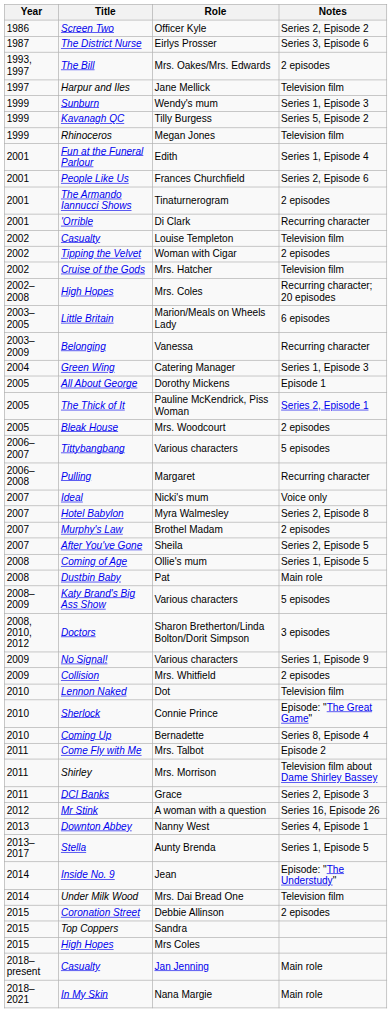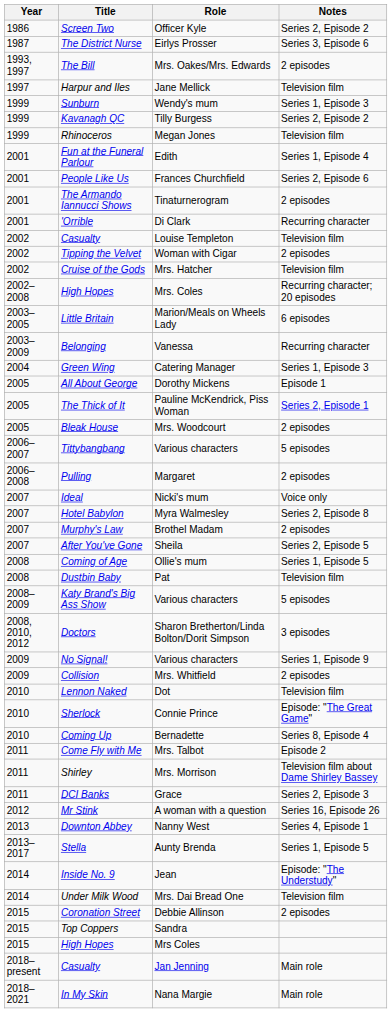(325, 119) Series 5, Episode 2 -> (325, 119) Series 2, Episode 2
(325, 476) Recurring character -> (305, 476) 2 episodes
(302, 578) Main role -> (312, 578) Television film
